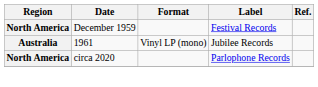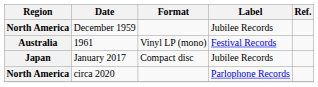(244, 27) Festival Records -> (242, 27) Jubilee Records
(242, 43) Jubilee Records -> (244, 43) Festival Records
+ row: (100, 58)
